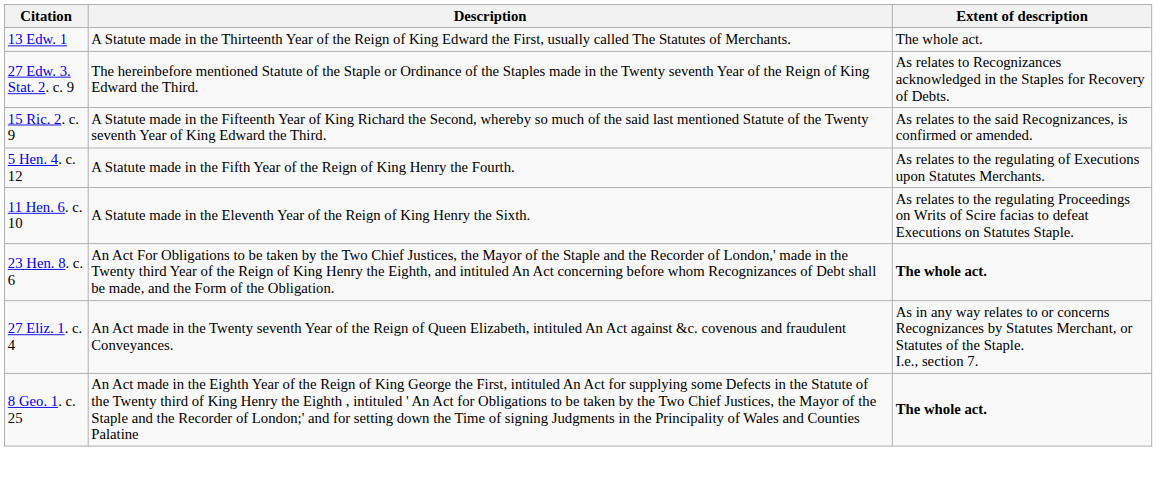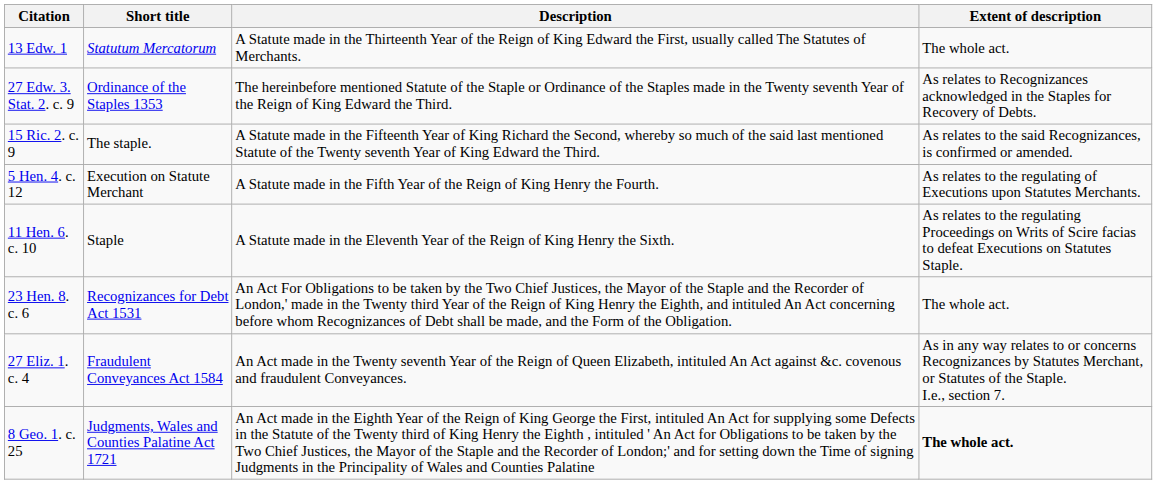+ column: (158, 16)
(941, 272) bold -> (966, 305) normal
